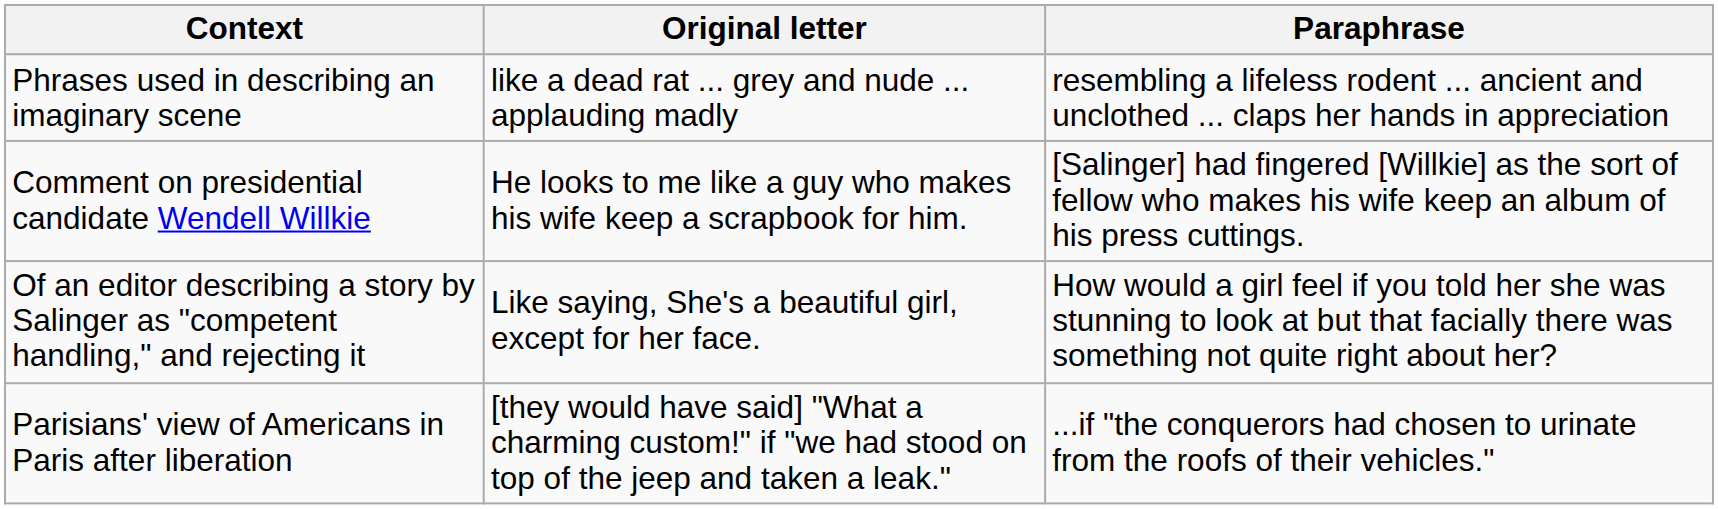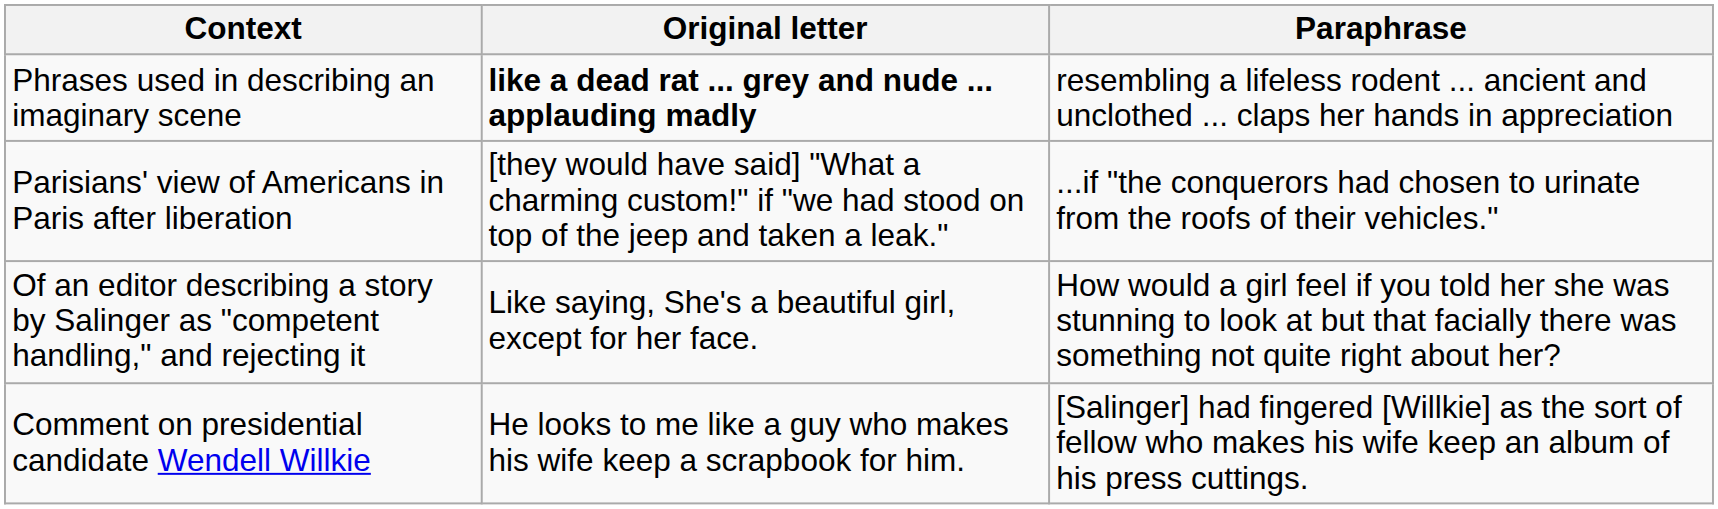(730, 97) normal -> (741, 97) bold
rows swapped: (192, 200) <-> (228, 442)
